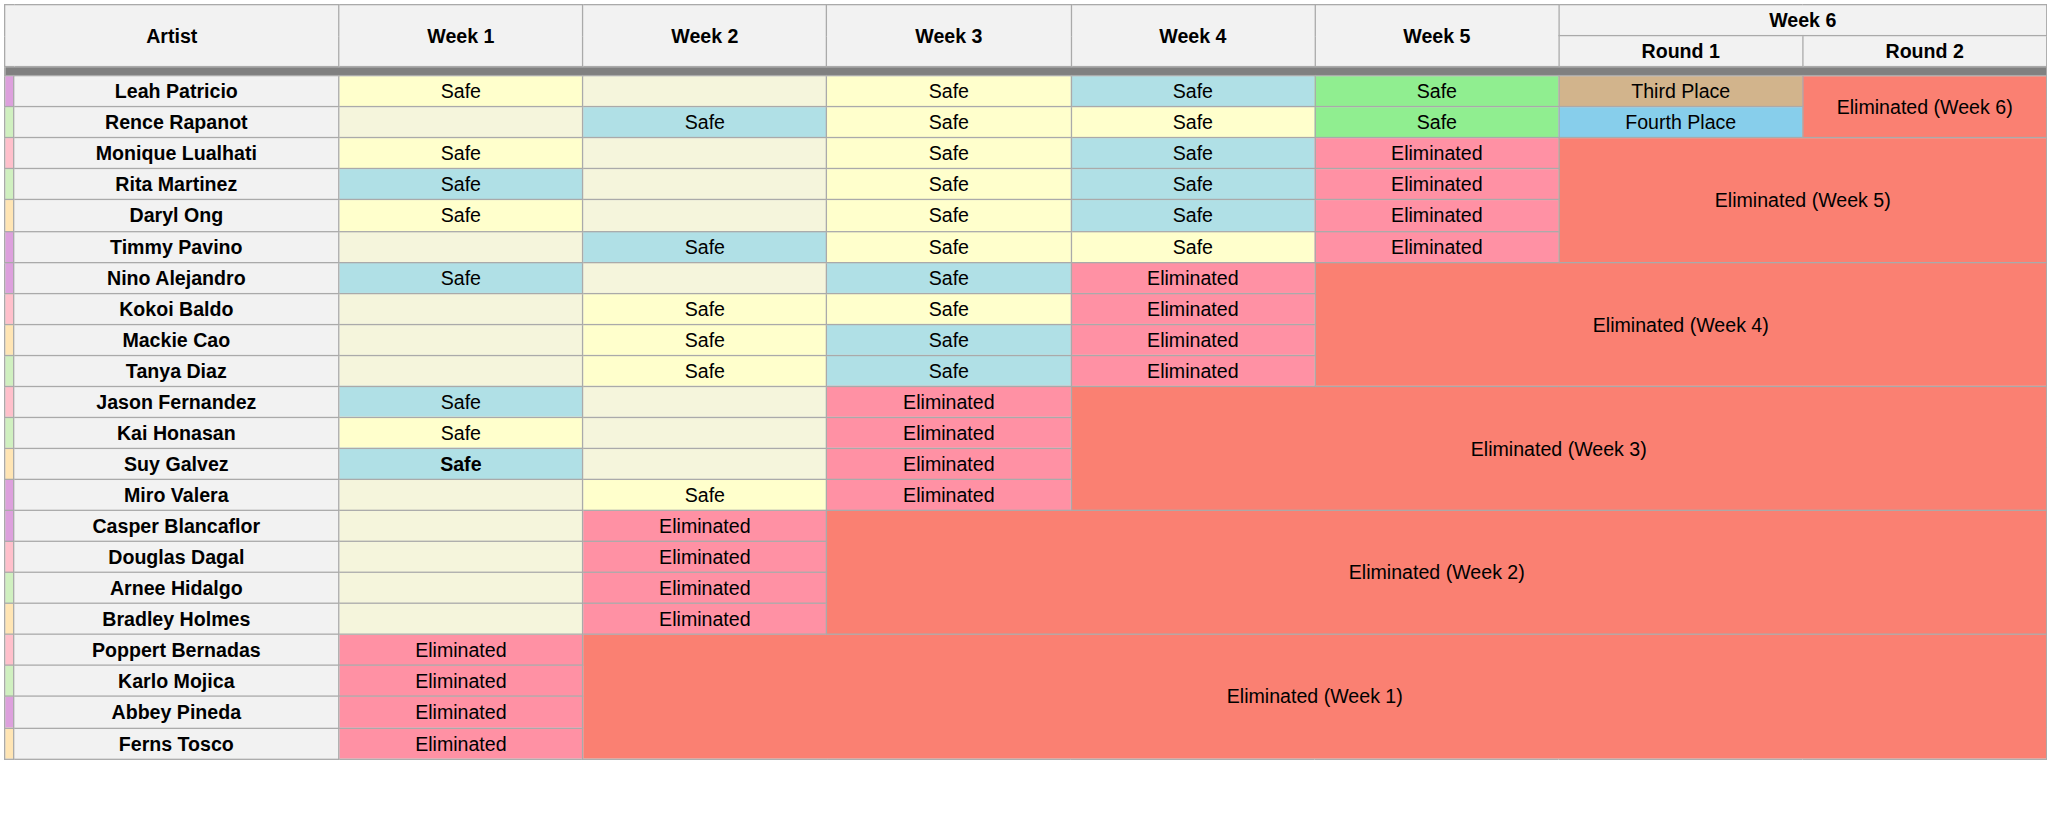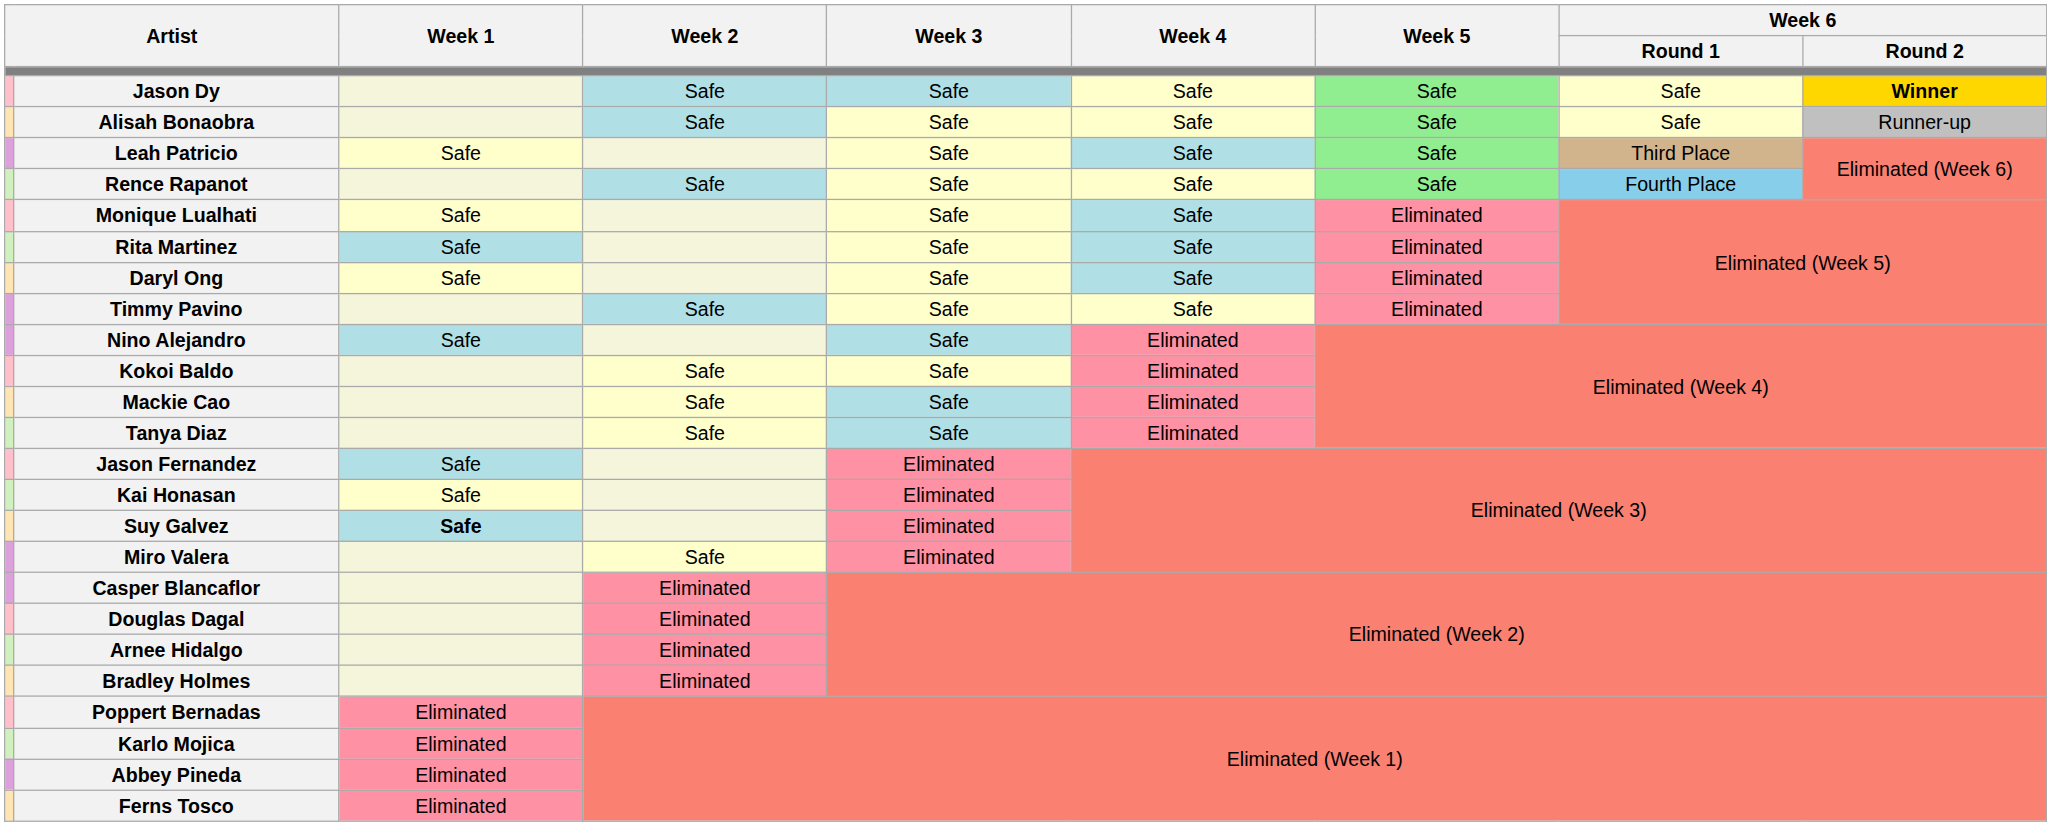+ row: (176, 92)
+ row: (176, 123)
